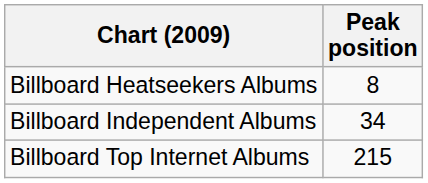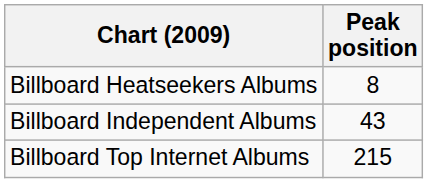(373, 121) 34 -> (373, 121) 43
